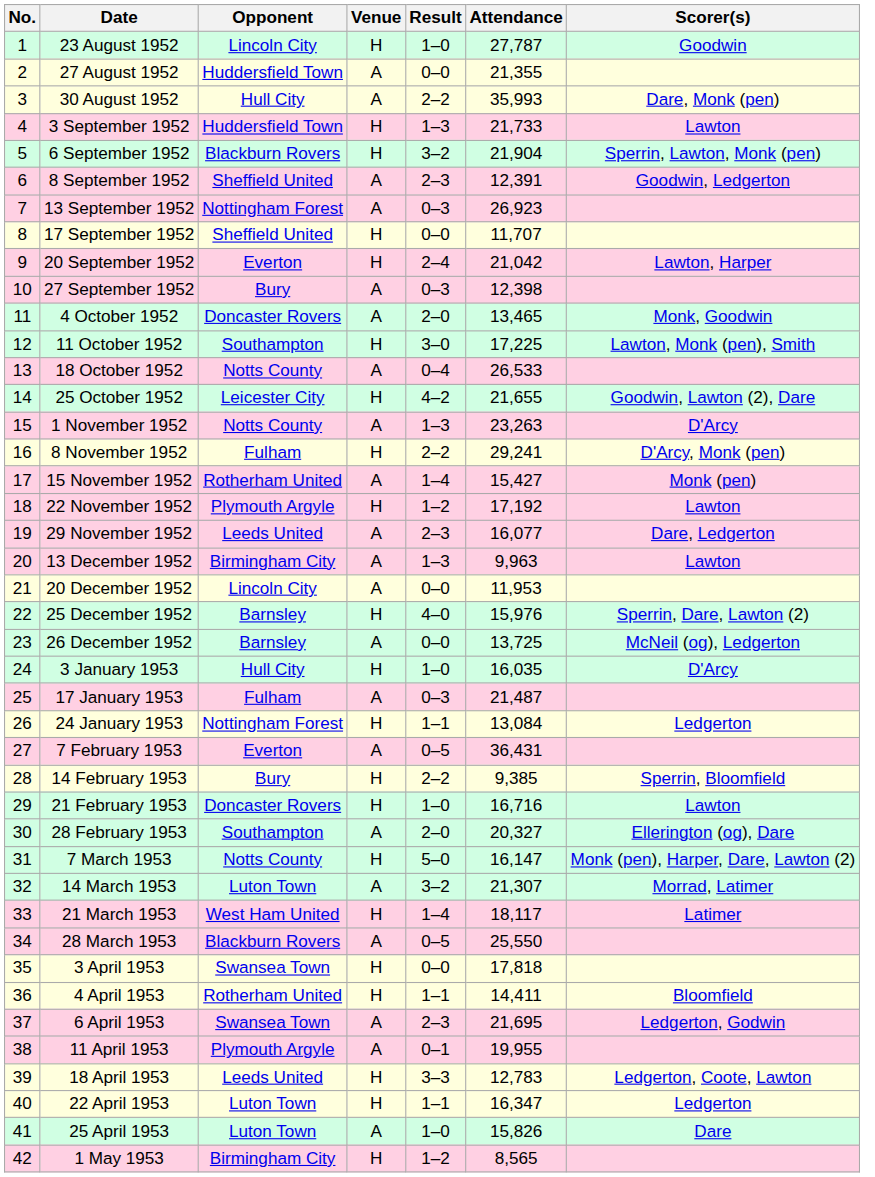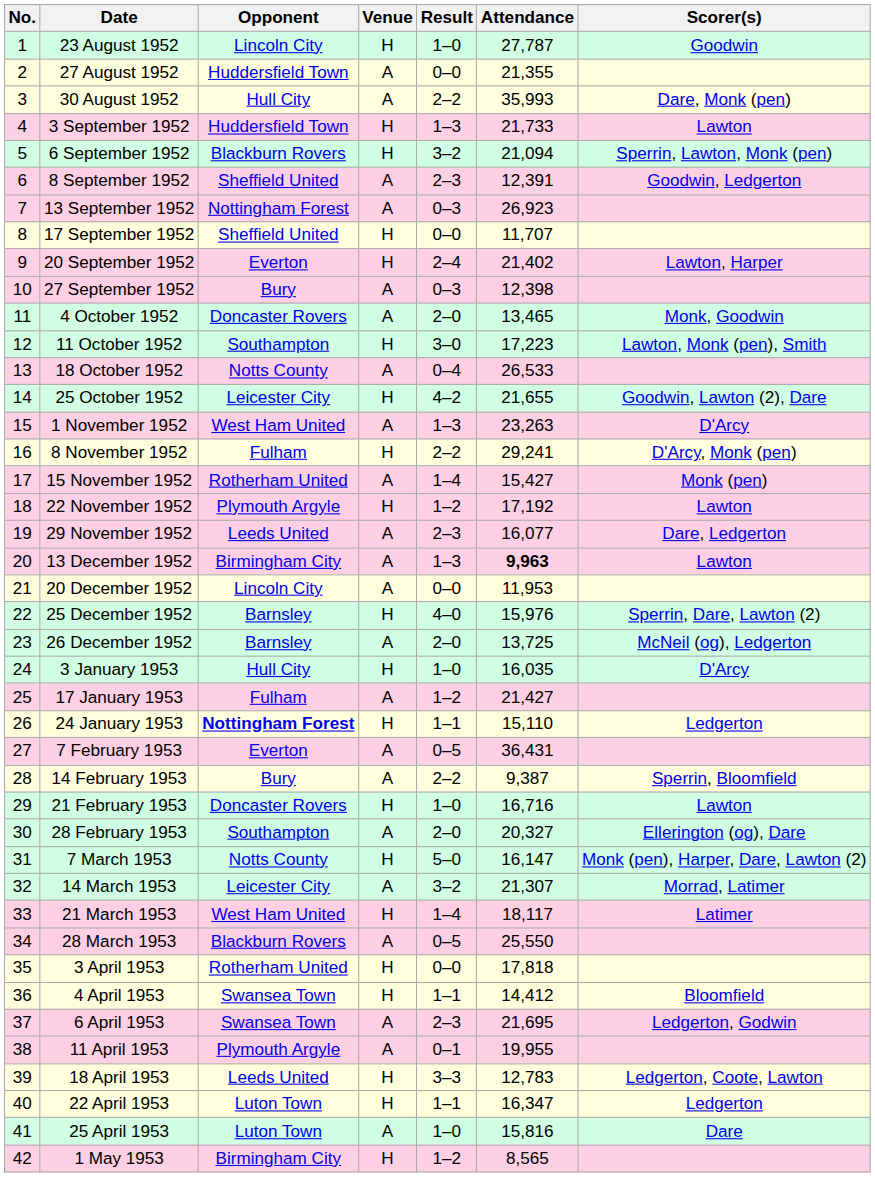(516, 153) 21,904 -> (527, 153) 21,094
(516, 262) 21,042 -> (527, 262) 21,402
(516, 343) 17,225 -> (527, 343) 17,223
(273, 425) Notts County -> (278, 425) West Ham United
(516, 561) normal -> (527, 561) bold
(435, 642) 0–0 -> (447, 642) 2–0
(435, 696) 0–3 -> (447, 696) 1–2
(516, 696) 21,487 -> (527, 696) 21,427
(273, 724) normal -> (278, 724) bold
(516, 724) 13,084 -> (527, 724) 15,110
(376, 778) H -> (388, 778) A
(516, 778) 9,385 -> (527, 778) 9,387
(273, 886) Luton Town -> (278, 886) Leicester City
(273, 968) Swansea Town -> (278, 968) Rotherham United
(273, 995) Rotherham United -> (278, 995) Swansea Town
(516, 995) 14,411 -> (527, 995) 14,412
(516, 1131) 15,826 -> (527, 1131) 15,816
